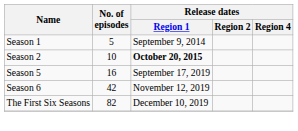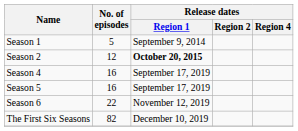(111, 57) 10 -> (111, 57) 12
+ row: (24, 73)
(111, 88) 42 -> (111, 103) 22
